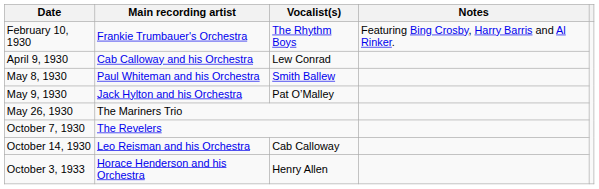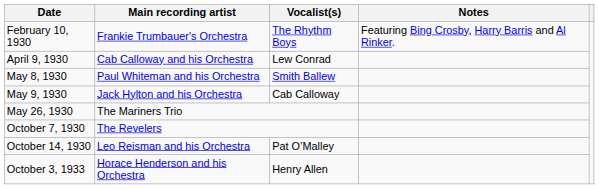(303, 94) Pat O’Malley -> (306, 94) Cab Calloway
(306, 146) Cab Calloway -> (303, 146) Pat O’Malley
